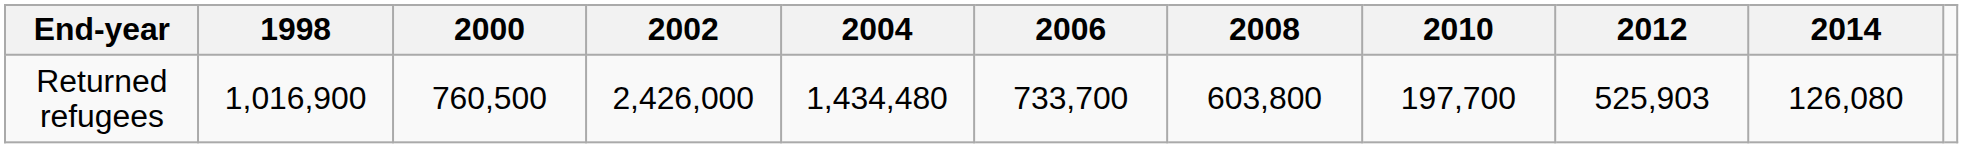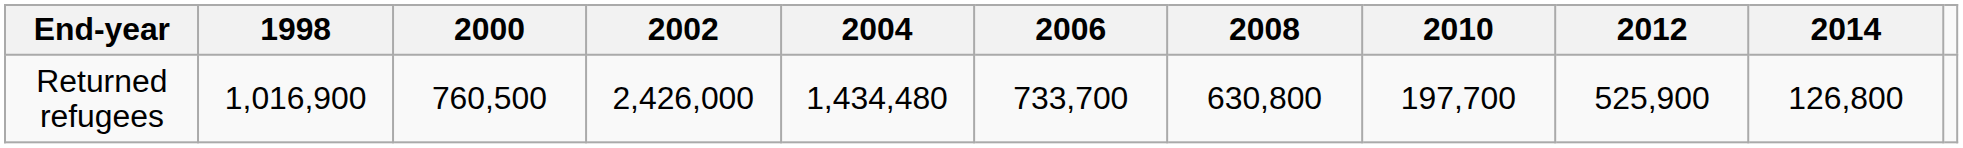(1265, 98) 603,800 -> (1265, 98) 630,800
(1652, 98) 525,903 -> (1652, 98) 525,900
(1846, 98) 126,080 -> (1846, 98) 126,800
